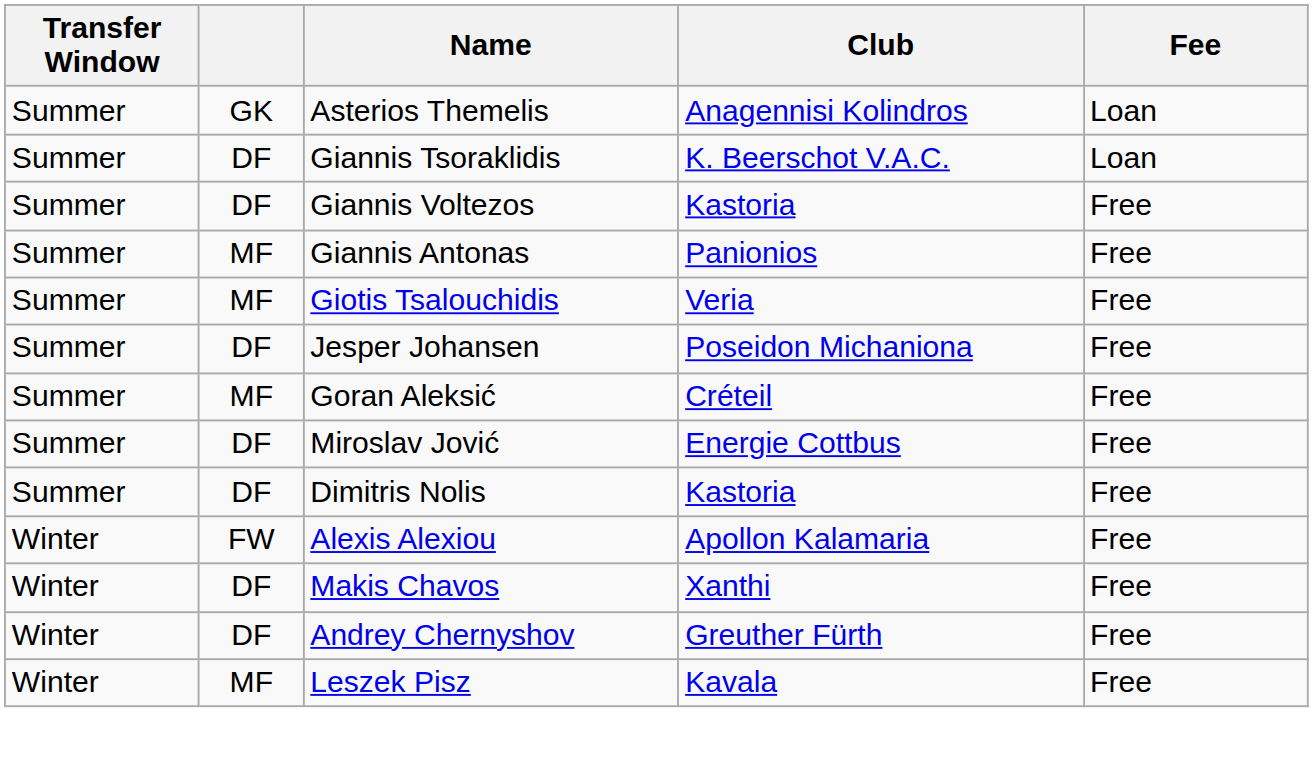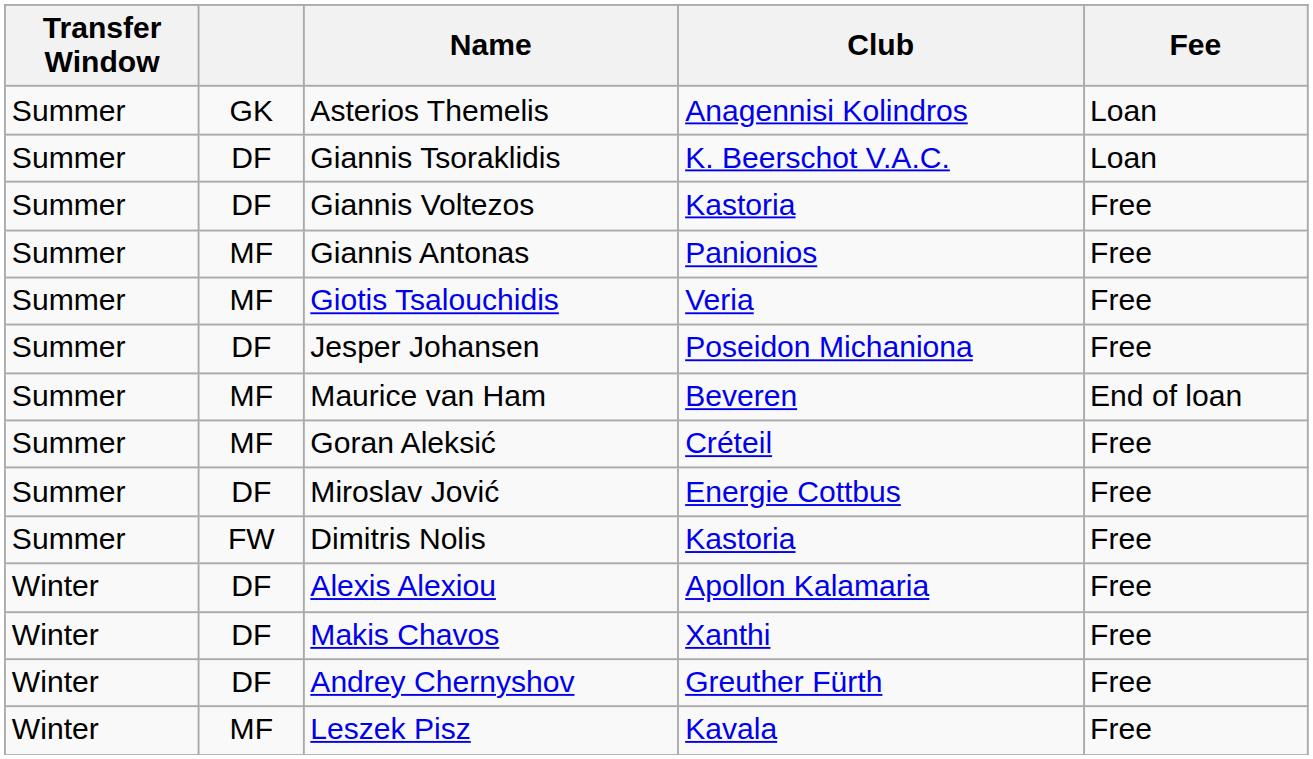+ row: (428, 396)
(251, 491) DF -> (251, 539) FW
(251, 539) FW -> (251, 586) DF
